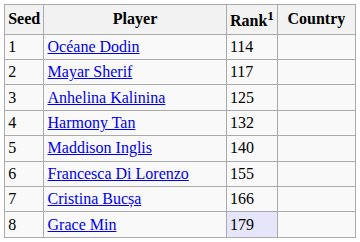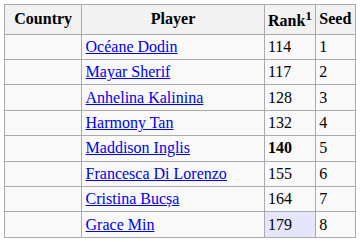columns swapped: (316, 19) <-> (24, 19)
(242, 97) 125 -> (280, 97) 128
(242, 148) normal -> (280, 148) bold
(242, 199) 166 -> (280, 199) 164
